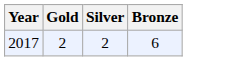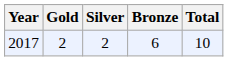+ column: (202, 17)
